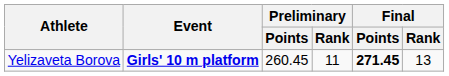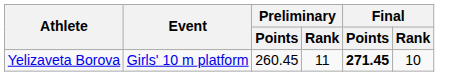(193, 61) bold -> (188, 61) normal
(423, 61) 13 -> (413, 61) 10
